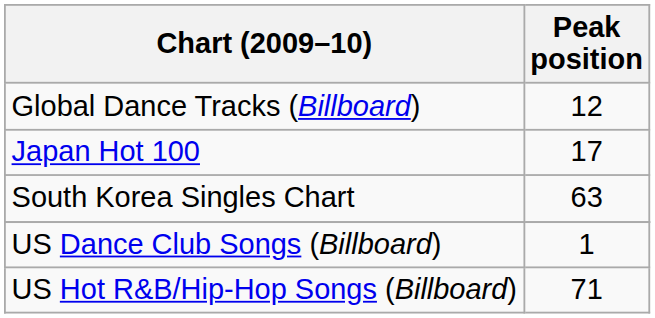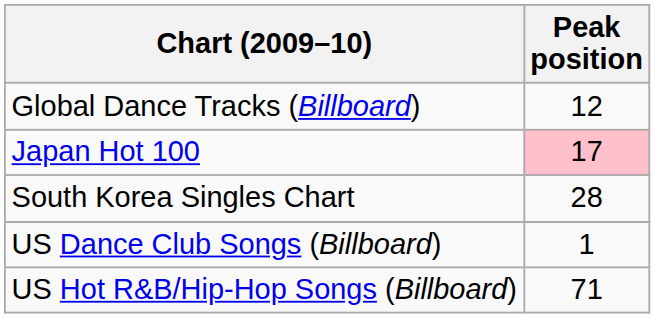(587, 151) no background -> (587, 151) pink background
(587, 197) 63 -> (587, 197) 28
